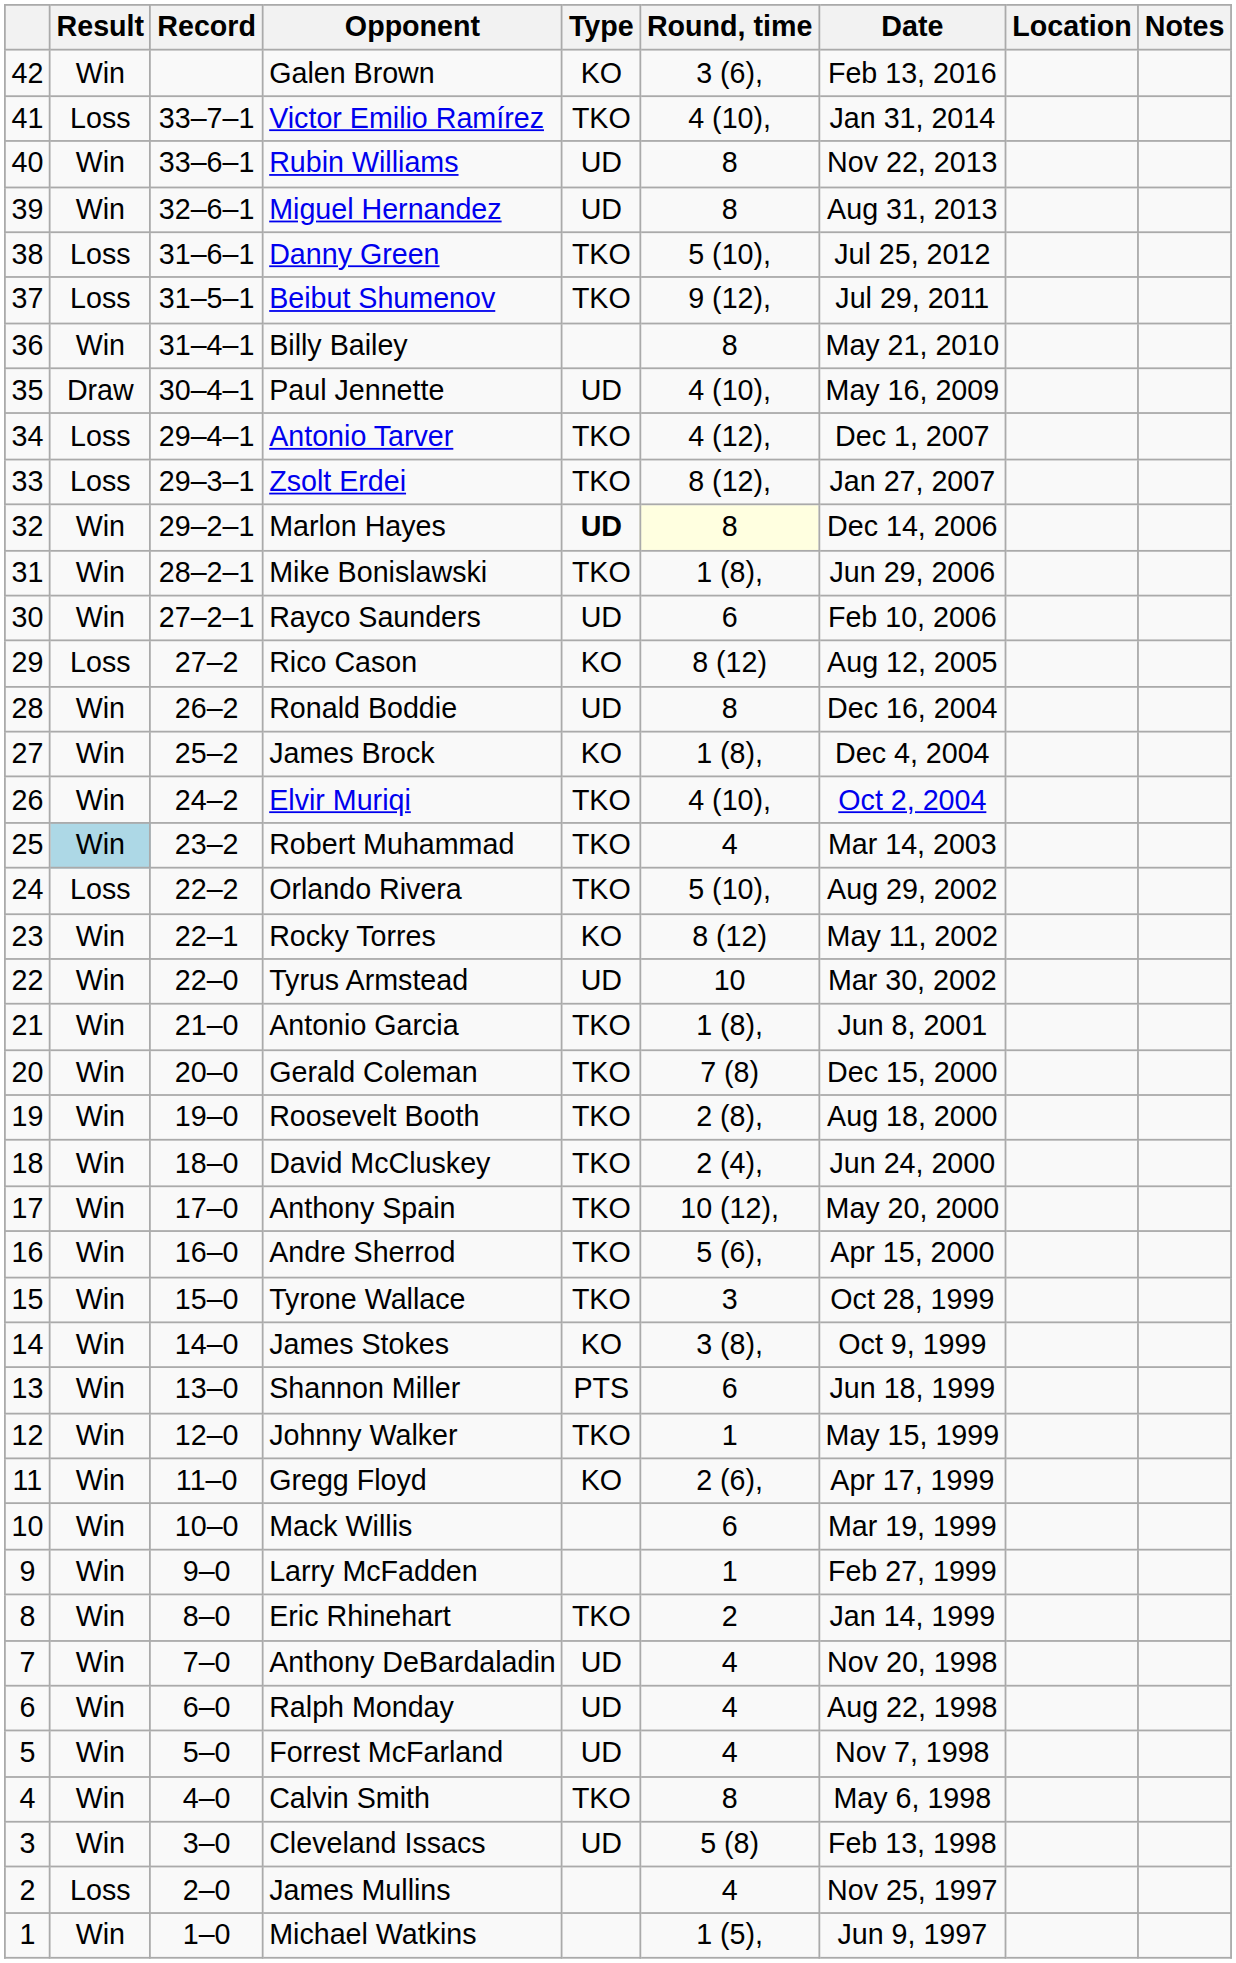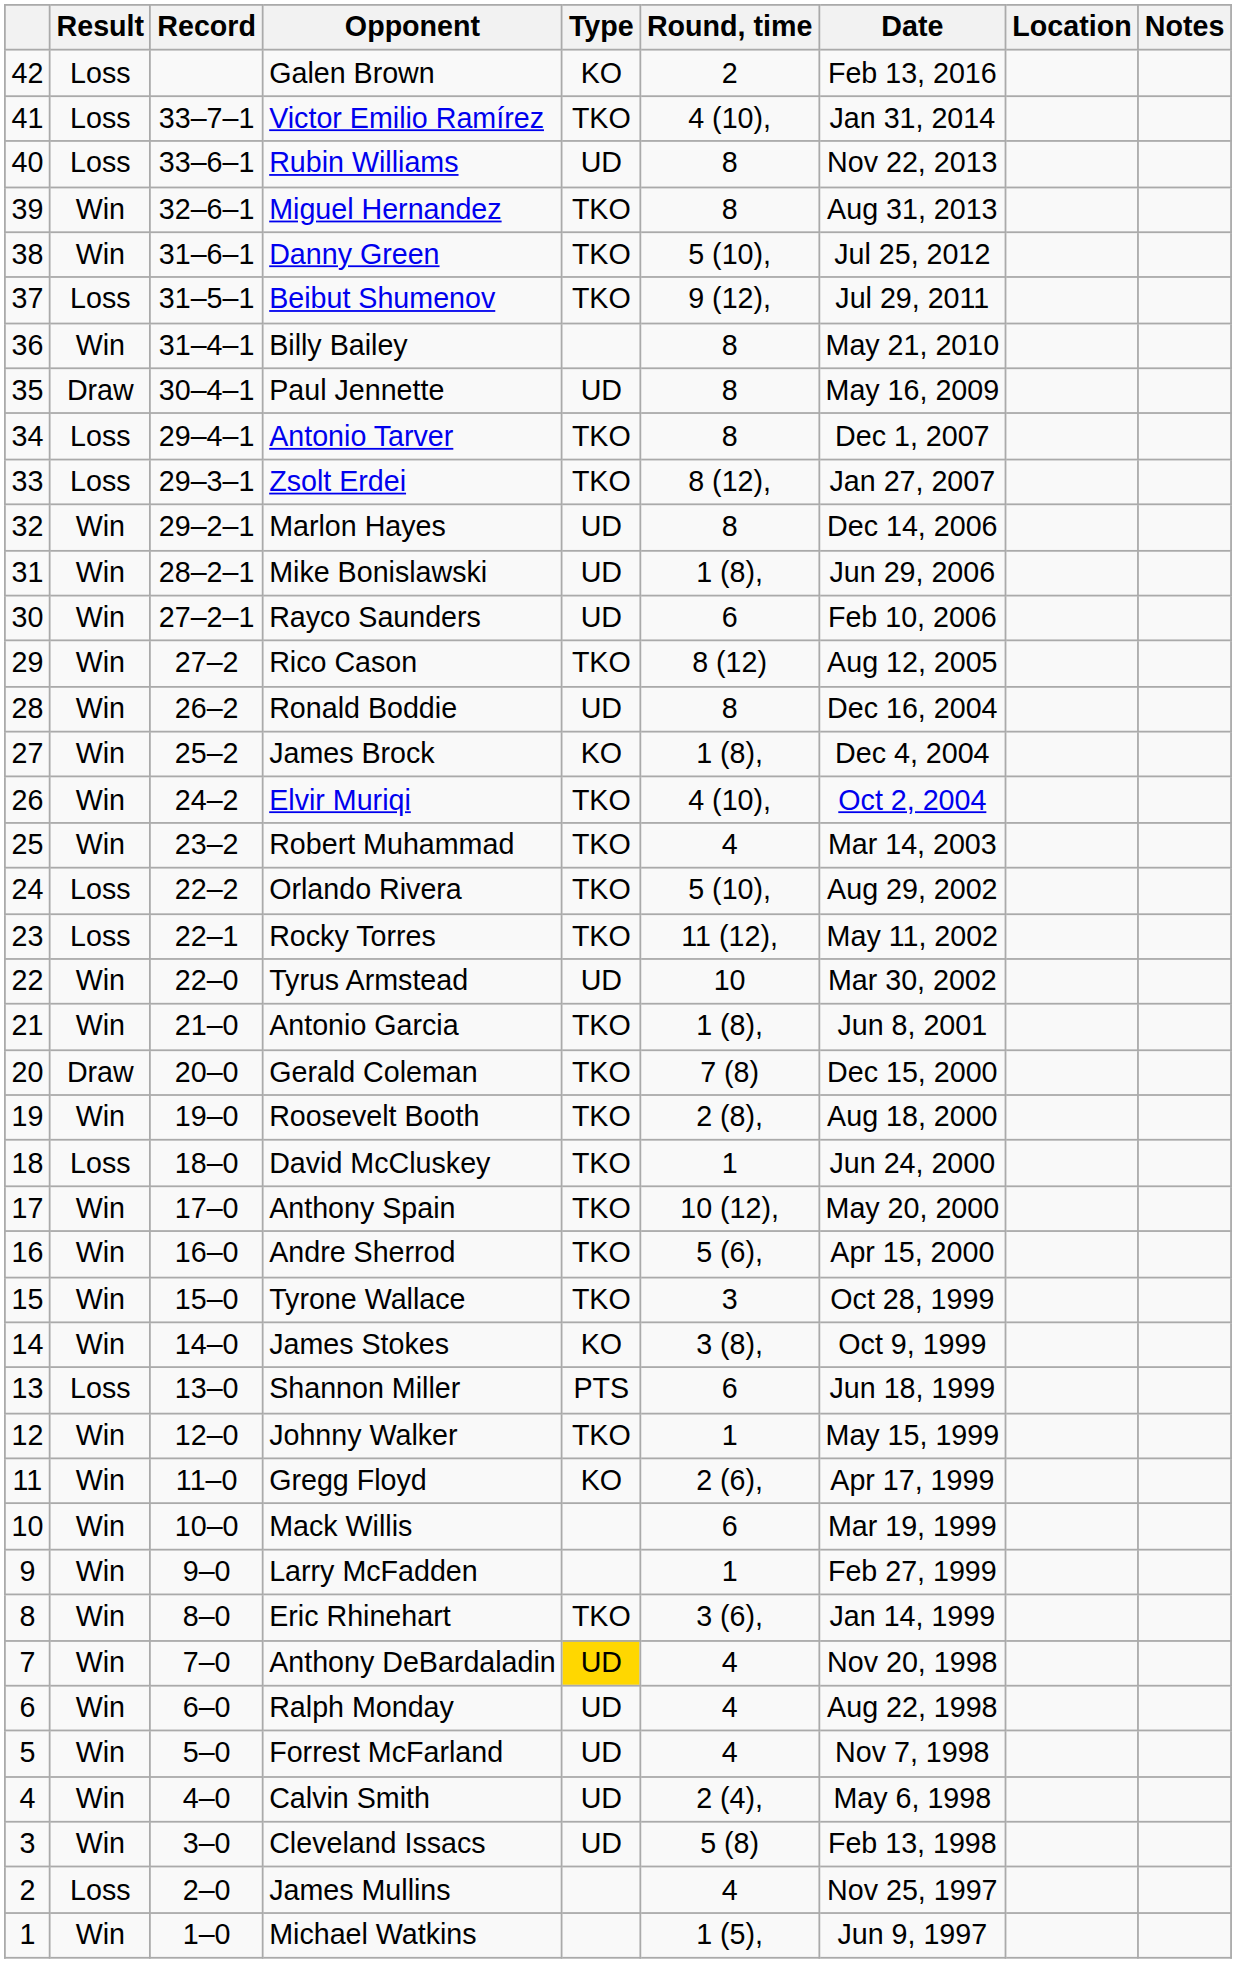(100, 72) Win -> (100, 72) Loss
(730, 72) 3 (6), -> (730, 72) 2
(100, 163) Win -> (100, 163) Loss
(601, 208) UD -> (601, 208) TKO
(100, 254) Loss -> (100, 254) Win
(730, 390) 4 (10), -> (730, 390) 8
(730, 436) 4 (12), -> (730, 436) 8
(601, 526) bold -> (601, 526) normal
(730, 526) lightyellow background -> (730, 526) no background
(601, 572) TKO -> (601, 572) UD
(100, 663) Loss -> (100, 663) Win
(601, 663) KO -> (601, 663) TKO
(100, 844) lightblue background -> (100, 844) no background
(100, 935) Win -> (100, 935) Loss
(601, 935) KO -> (601, 935) TKO
(730, 935) 8 (12) -> (730, 935) 11 (12),
(100, 1071) Win -> (100, 1071) Draw
(100, 1162) Win -> (100, 1162) Loss
(730, 1162) 2 (4), -> (730, 1162) 1
(100, 1389) Win -> (100, 1389) Loss
(730, 1616) 2 -> (730, 1616) 3 (6),
(601, 1662) no background -> (601, 1662) gold background
(601, 1798) TKO -> (601, 1798) UD
(730, 1798) 8 -> (730, 1798) 2 (4),
